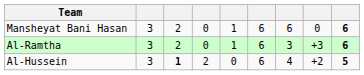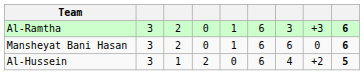rows swapped: (34, 45) <-> (67, 29)
(178, 61) bold -> (178, 61) normal
